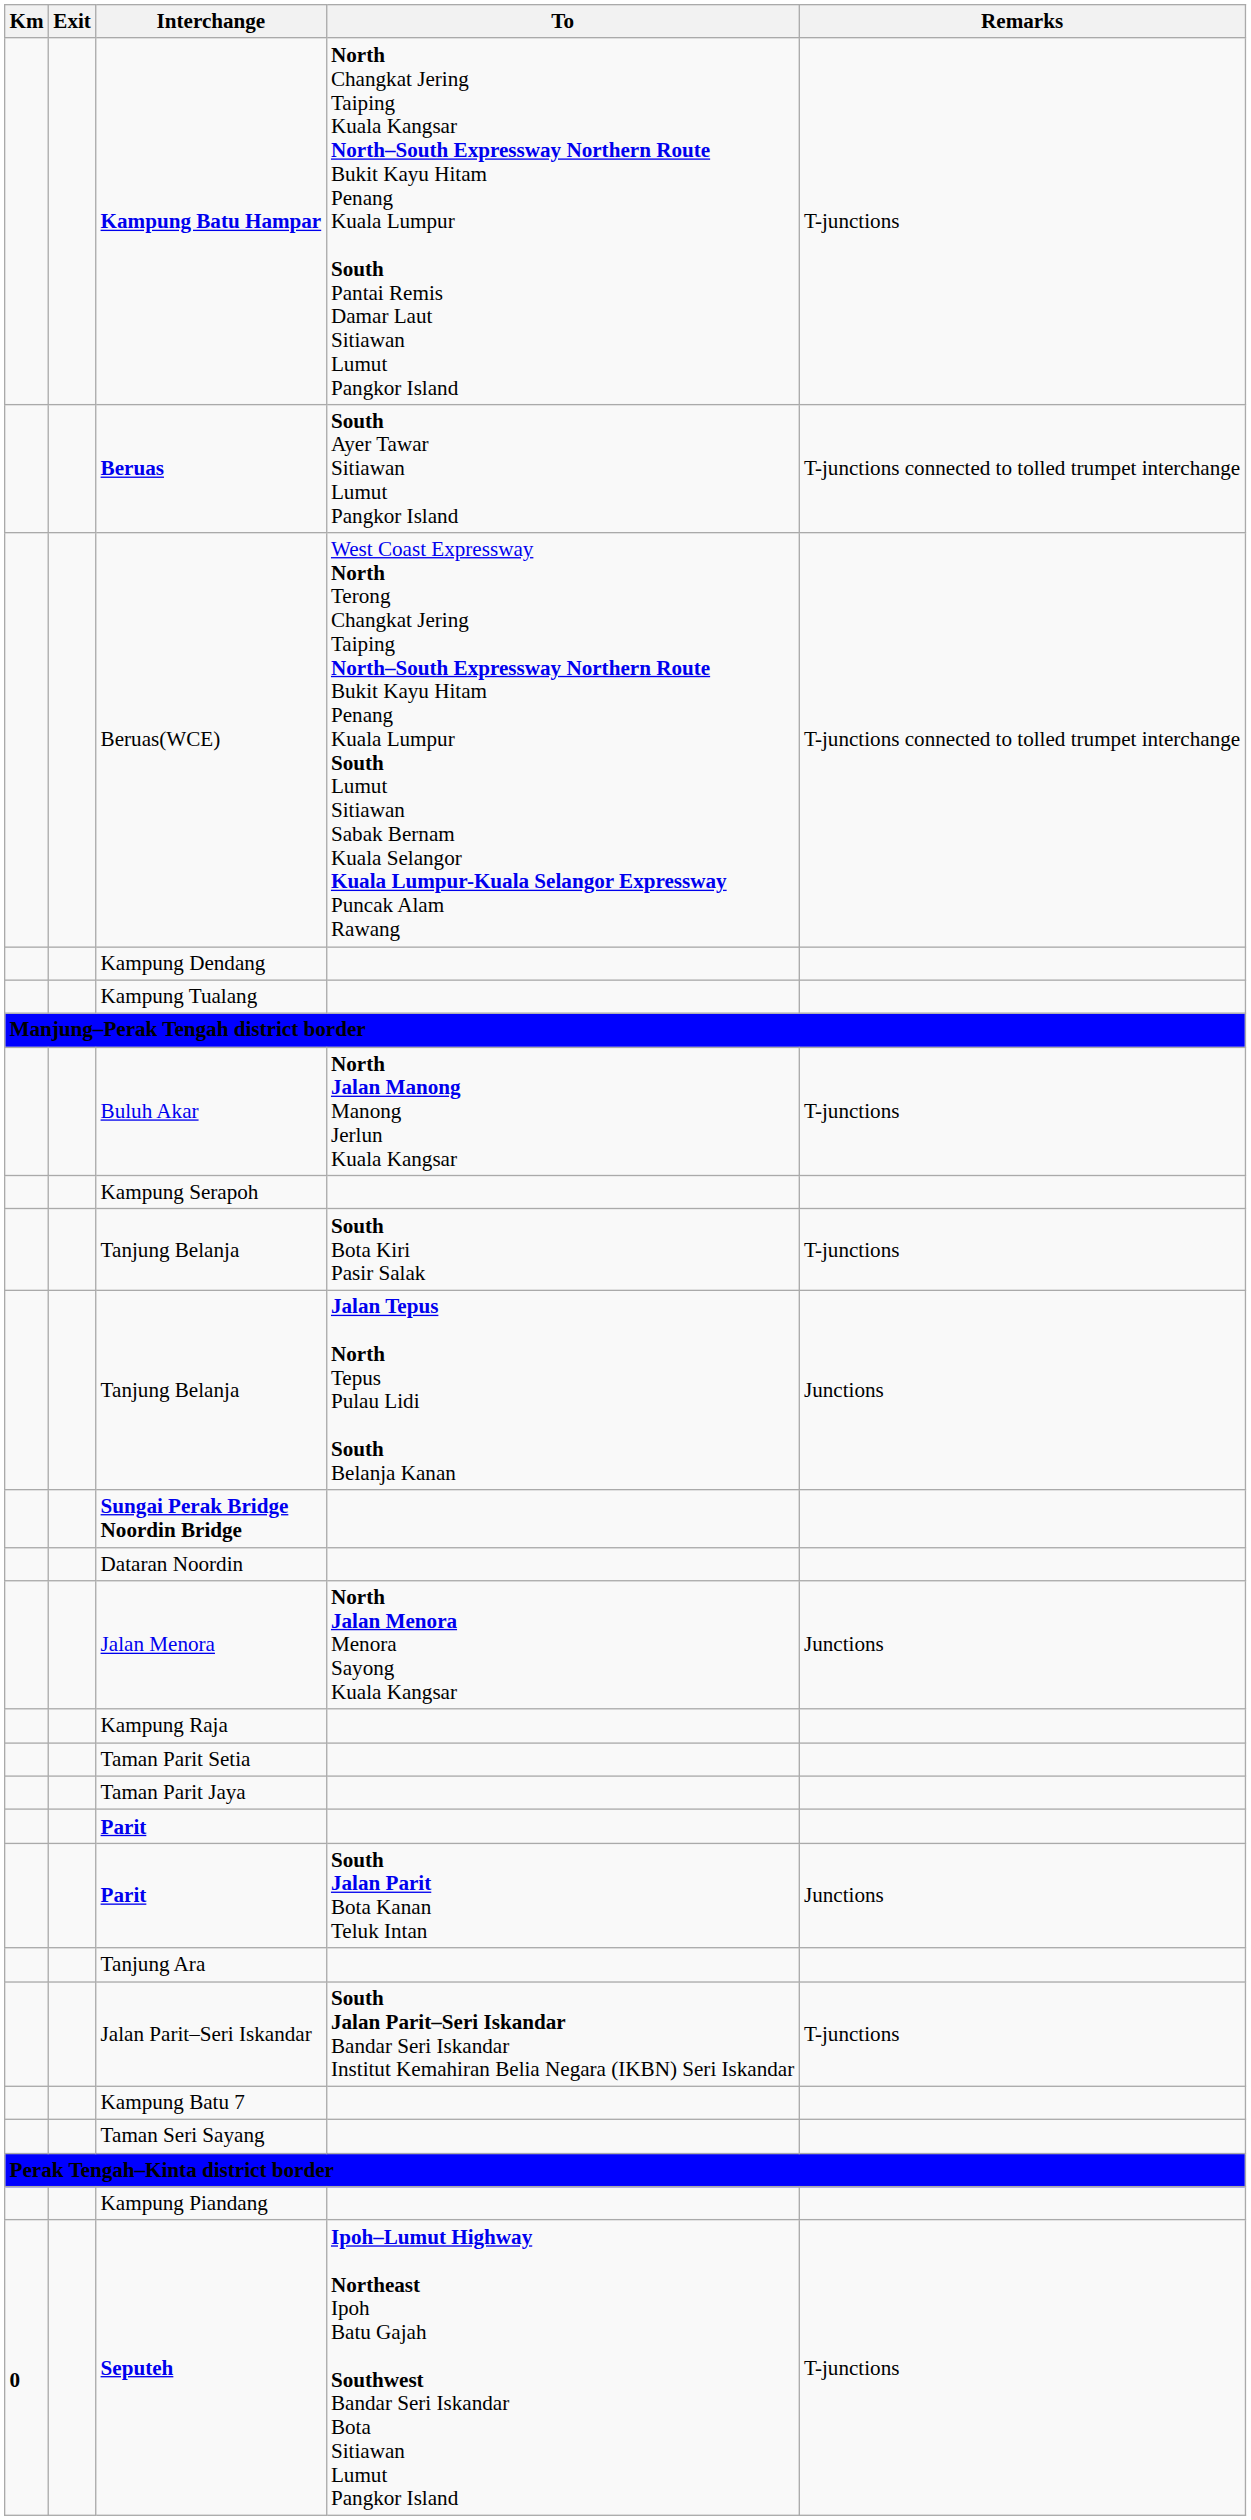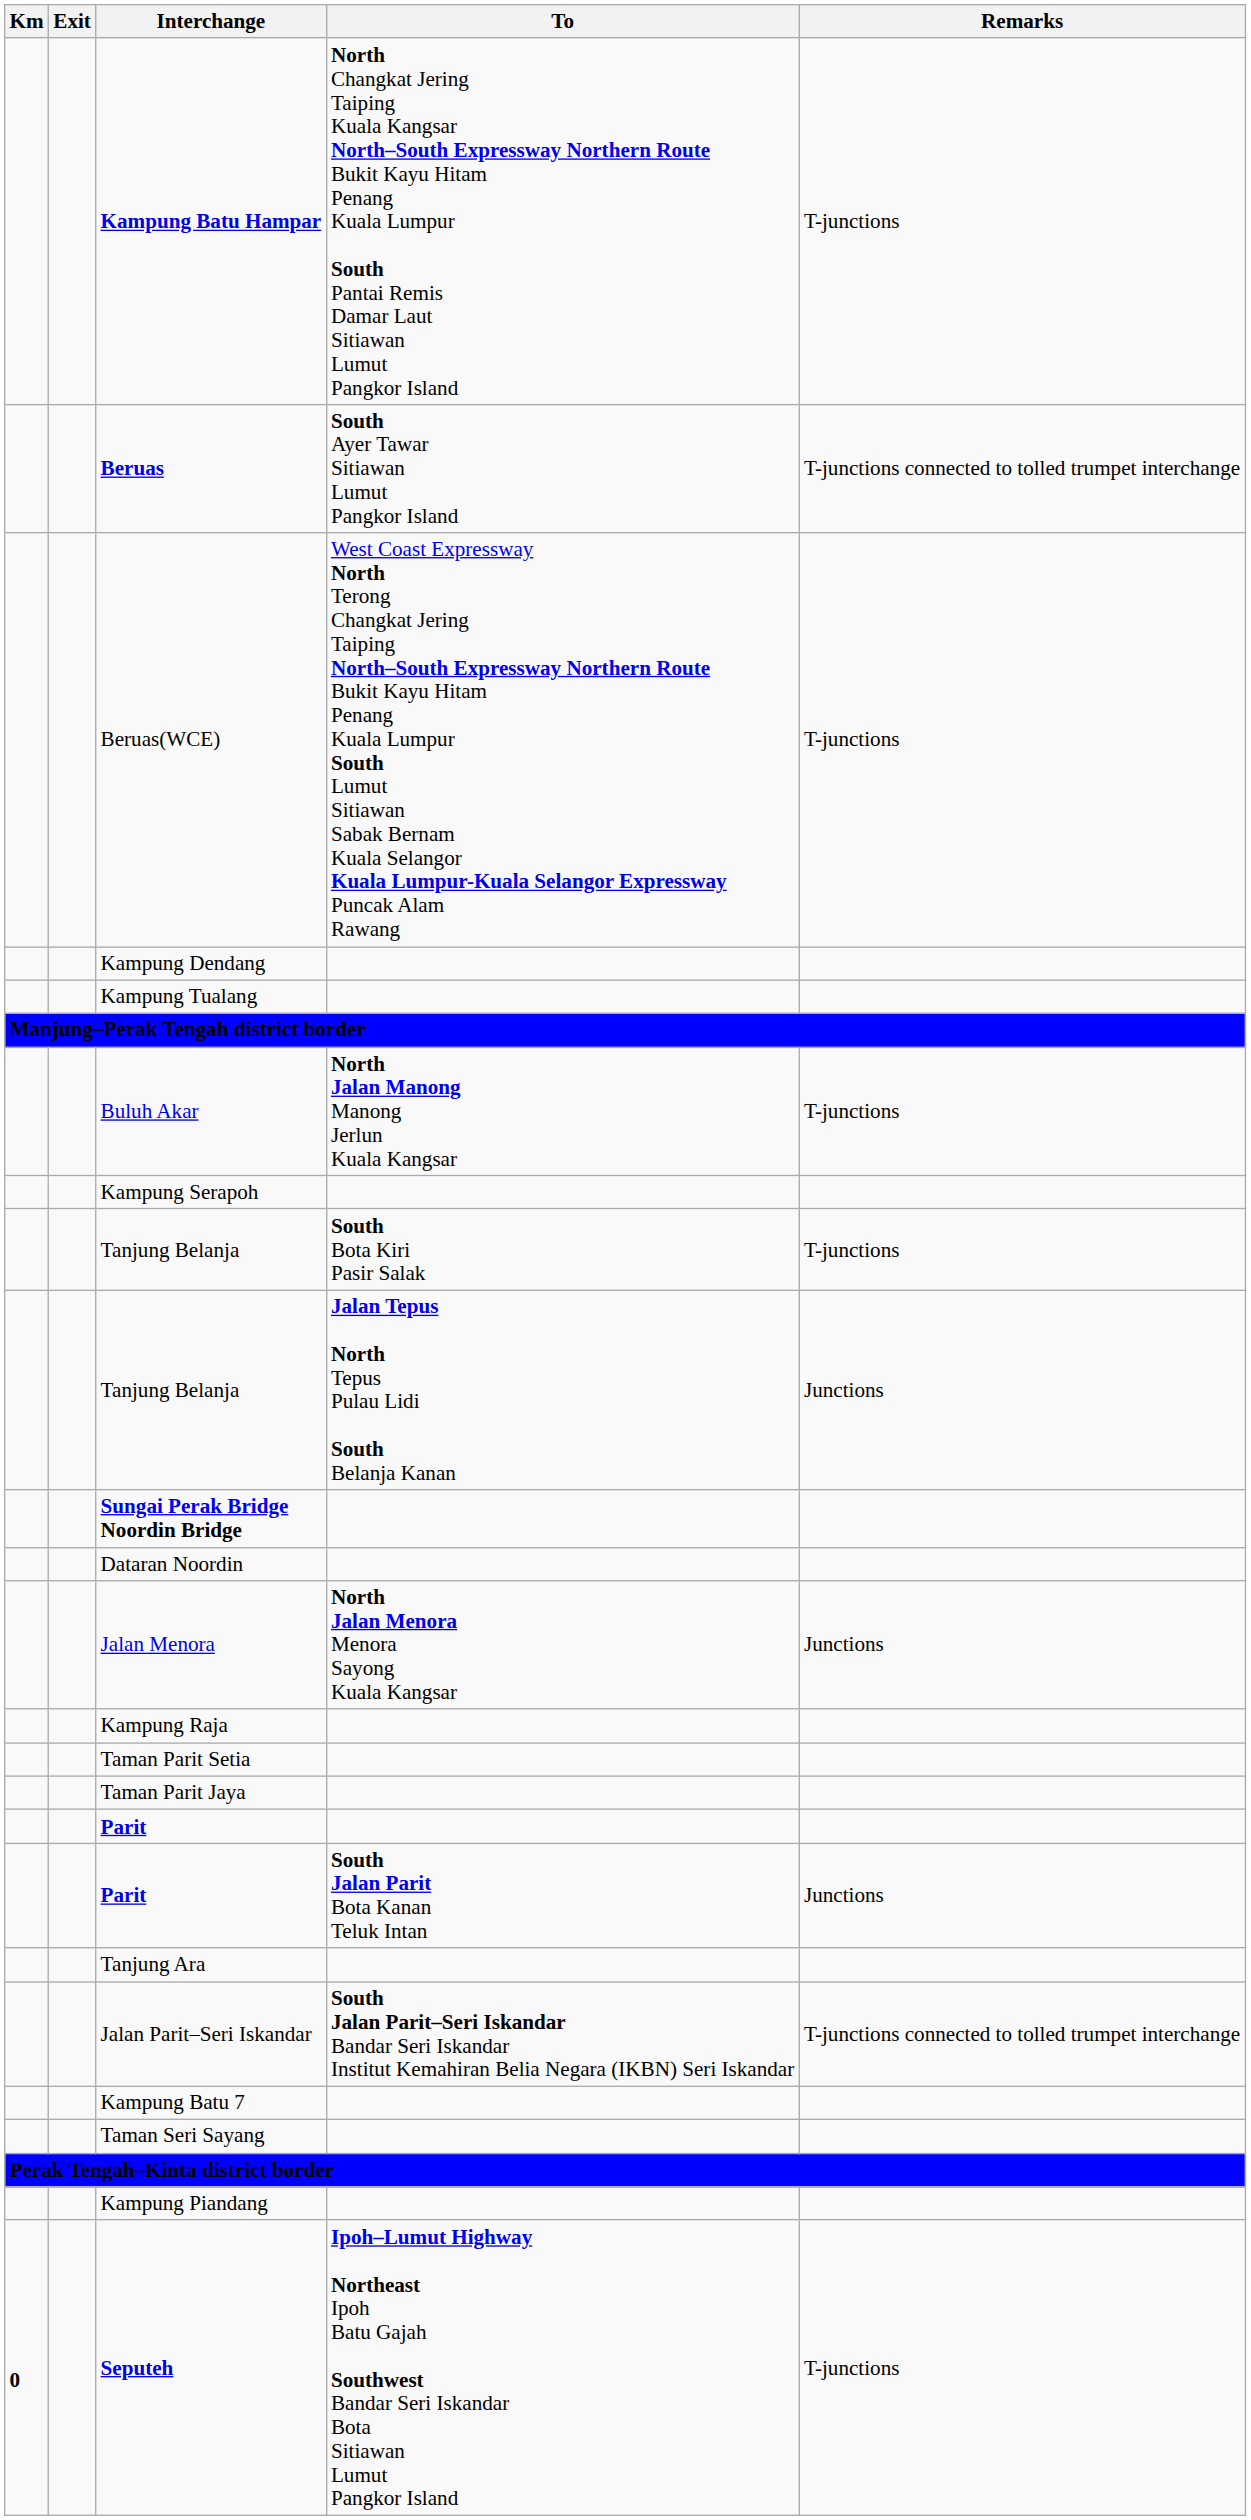(1022, 739) T-junctions connected to tolled trumpet interchange -> (852, 739) T-junctions
(852, 2033) T-junctions -> (1022, 2033) T-junctions connected to tolled trumpet interchange
